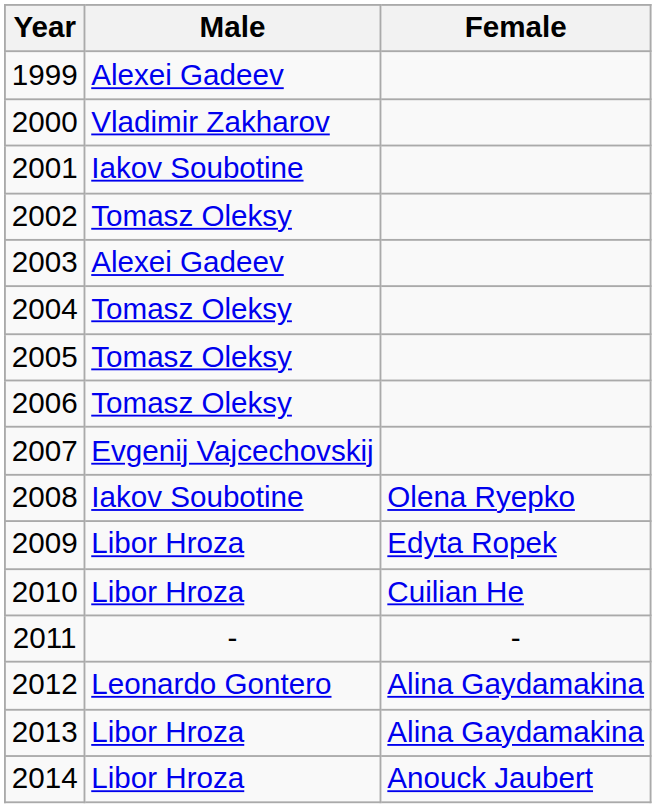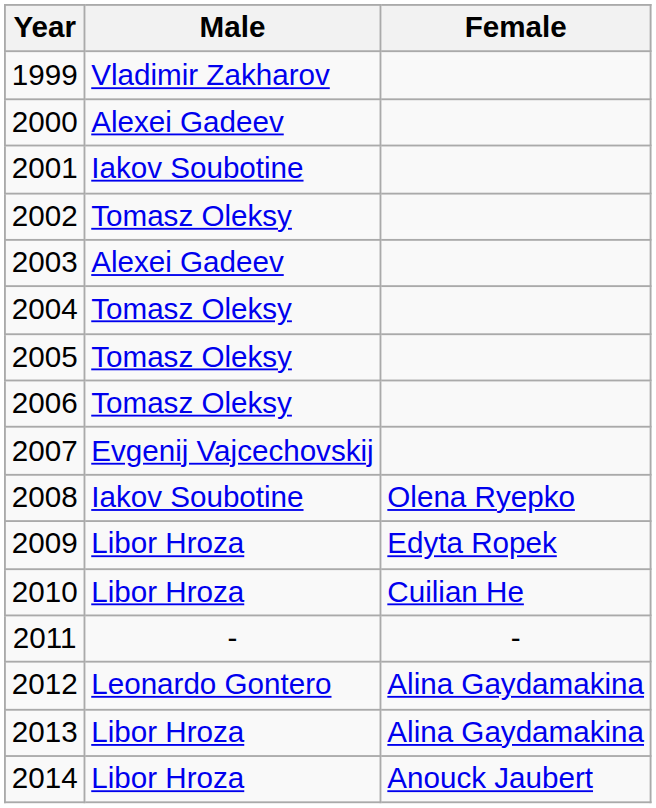(187, 74) Alexei Gadeev -> (211, 74) Vladimir Zakharov
(211, 121) Vladimir Zakharov -> (187, 121) Alexei Gadeev
